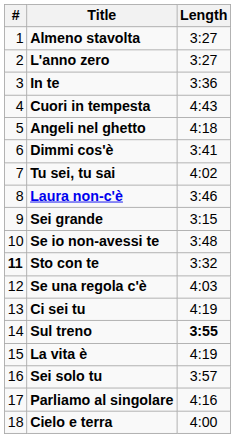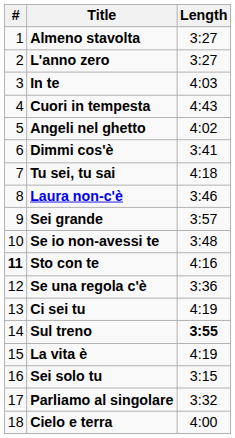(204, 83) 3:36 -> (204, 83) 4:03
(204, 128) 4:18 -> (204, 128) 4:02
(204, 173) 4:02 -> (204, 173) 4:18
(204, 219) 3:15 -> (204, 219) 3:57
(204, 264) 3:32 -> (204, 264) 4:16
(204, 286) 4:03 -> (204, 286) 3:36
(204, 377) 3:57 -> (204, 377) 3:15
(204, 399) 4:16 -> (204, 399) 3:32
